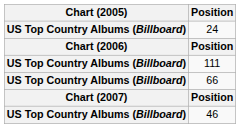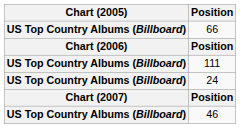rows swapped: (212, 81) <-> (212, 30)
